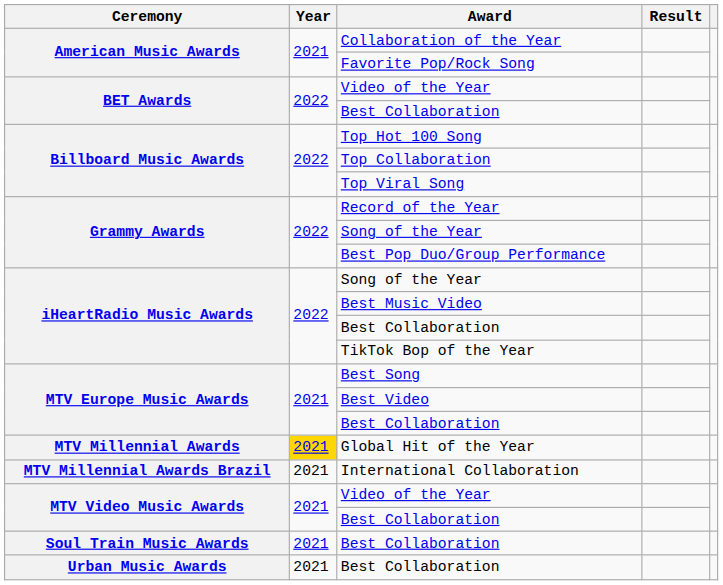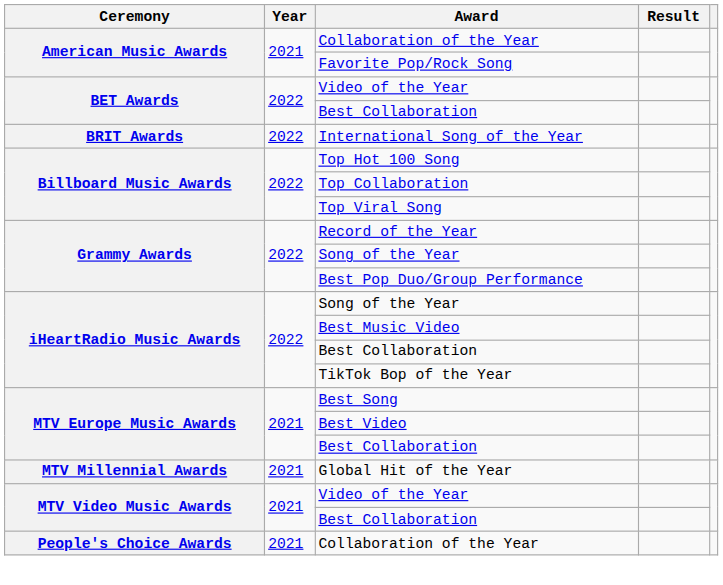+ row: (135, 136)
(311, 447) gold background -> (286, 471) no background
- row: (147, 471)
+ row: (135, 543)
- row: (147, 543)
- row: (147, 567)
